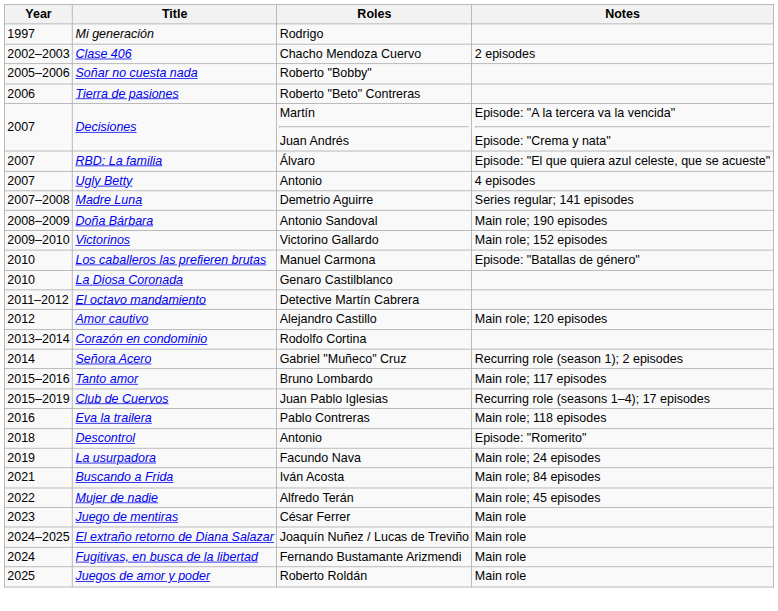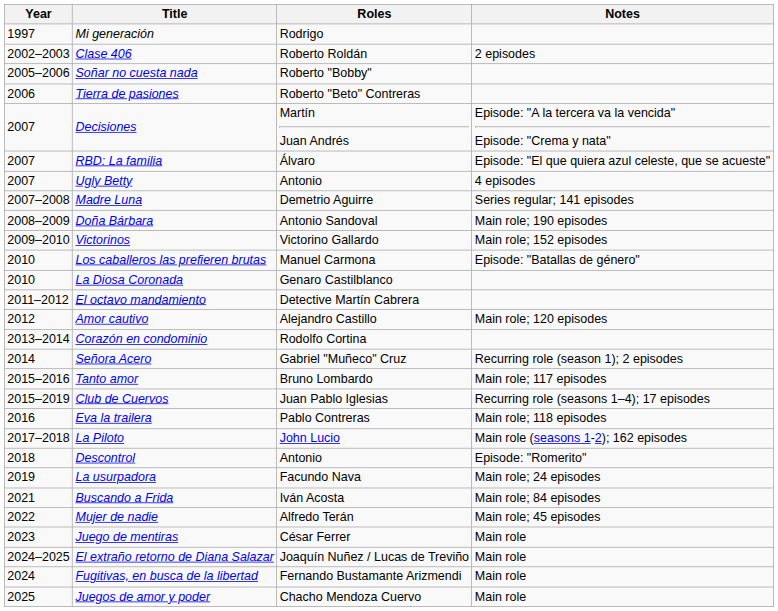(350, 53) Chacho Mendoza Cuervo -> (323, 53) Roberto Roldán
+ row: (100, 438)
(323, 576) Roberto Roldán -> (350, 596) Chacho Mendoza Cuervo
